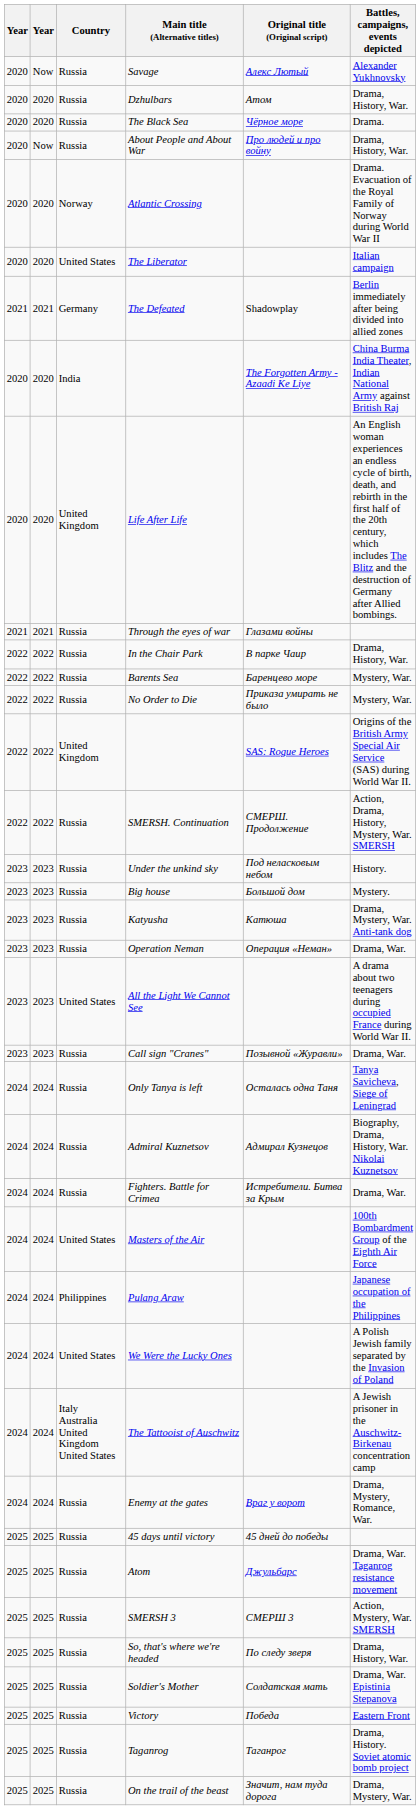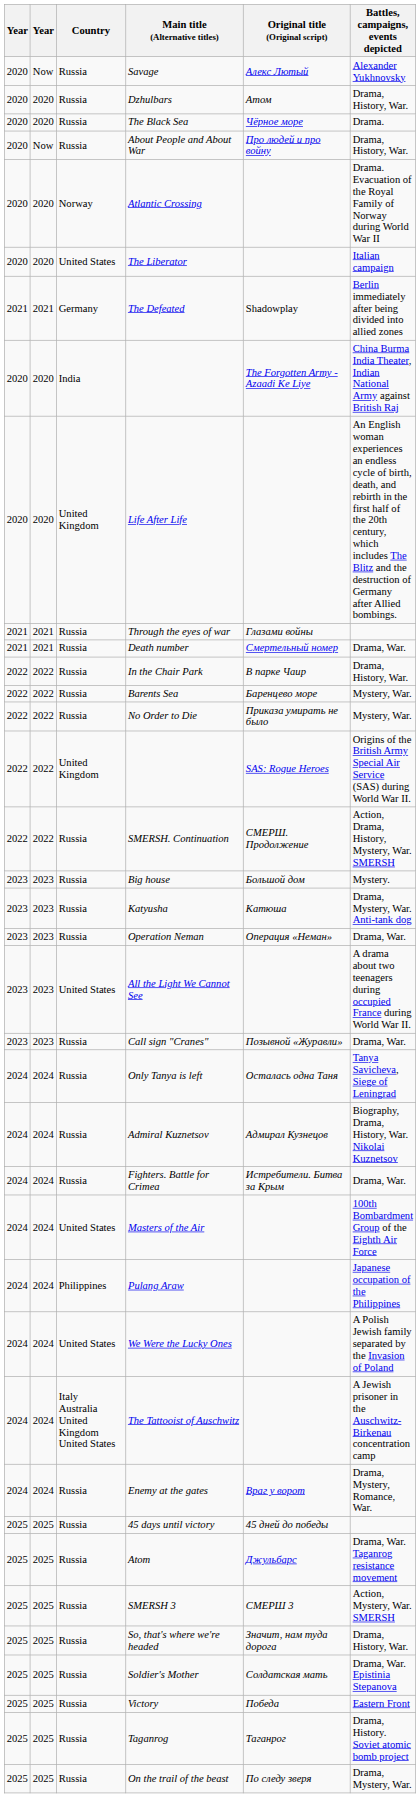+ row: (73, 648)
- row: (73, 868)
(279, 1652) По следу зверя -> (287, 1640) Значит, нам туда дорога
(287, 1790) Значит, нам туда дорога -> (279, 1778) По следу зверя
